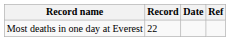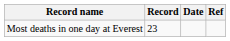(152, 28) 22 -> (152, 28) 23
